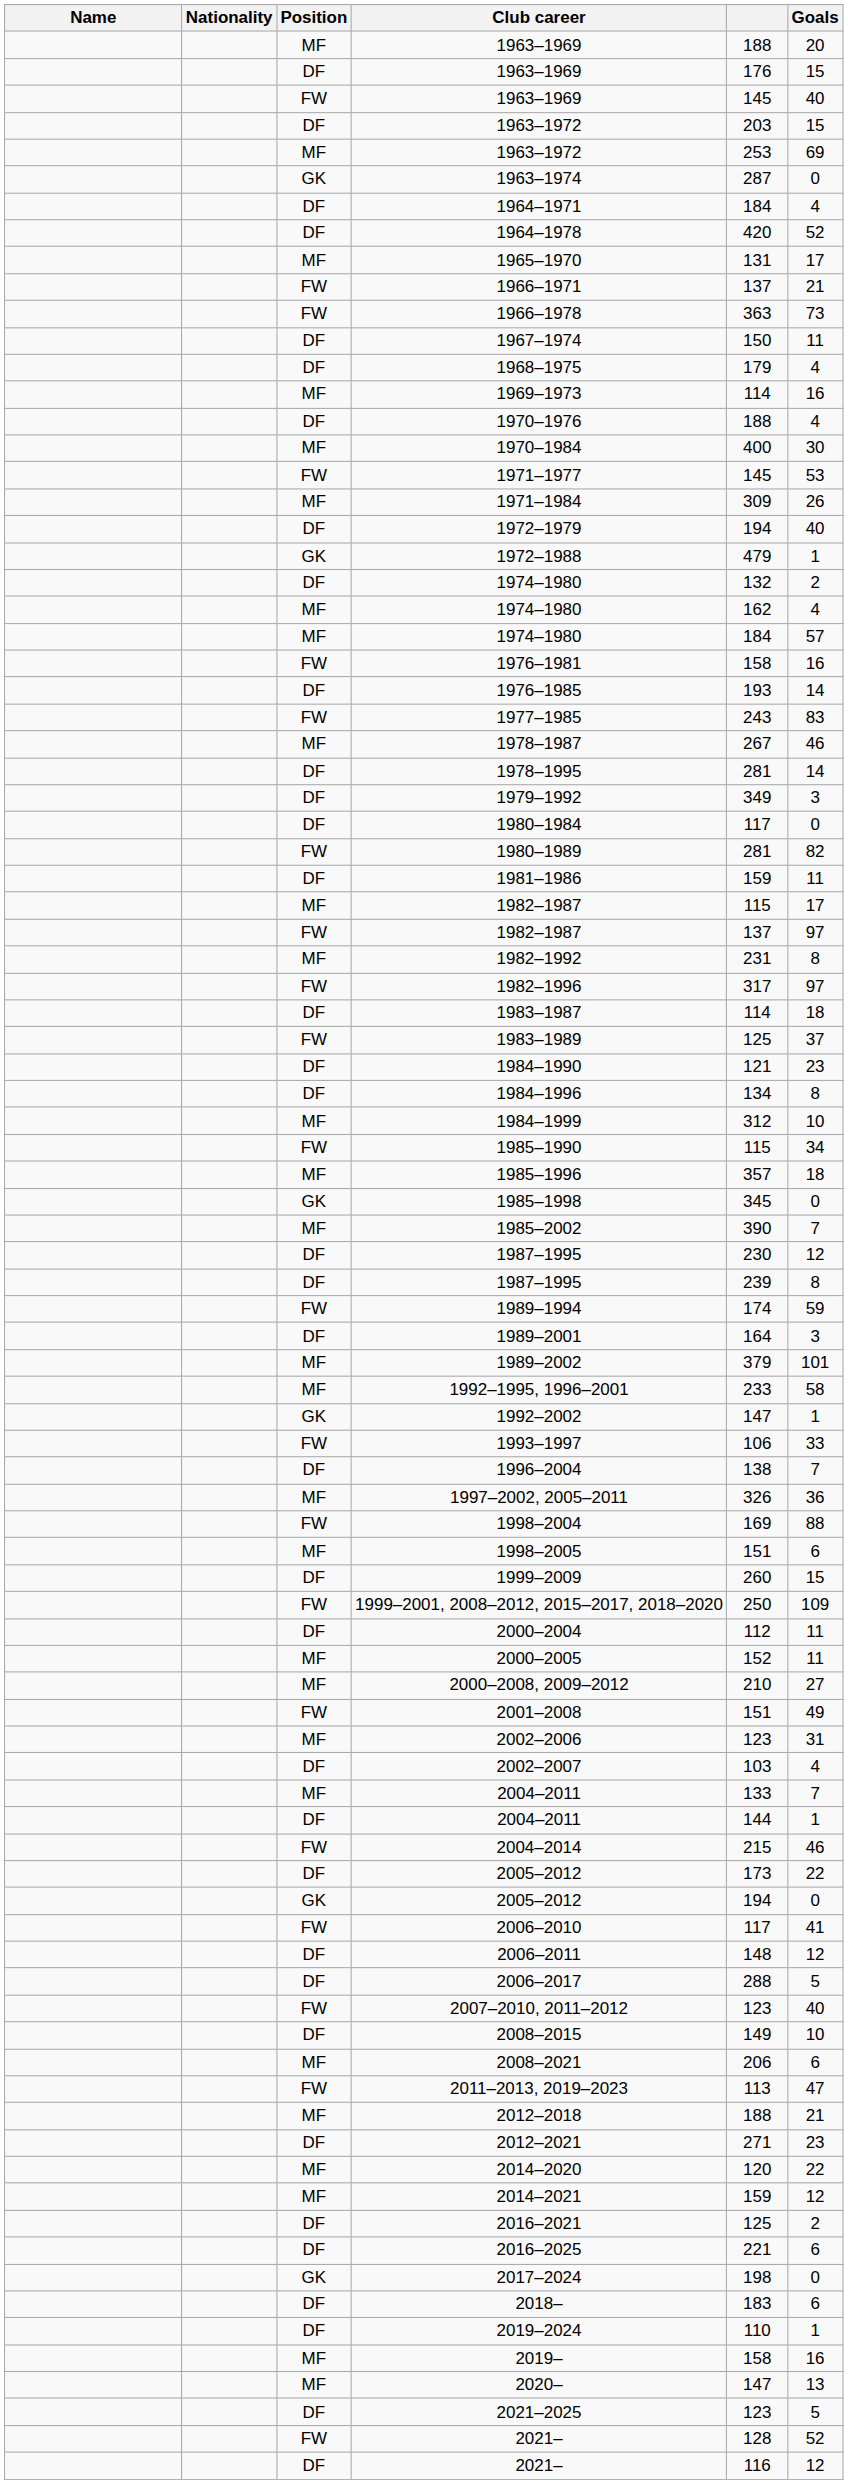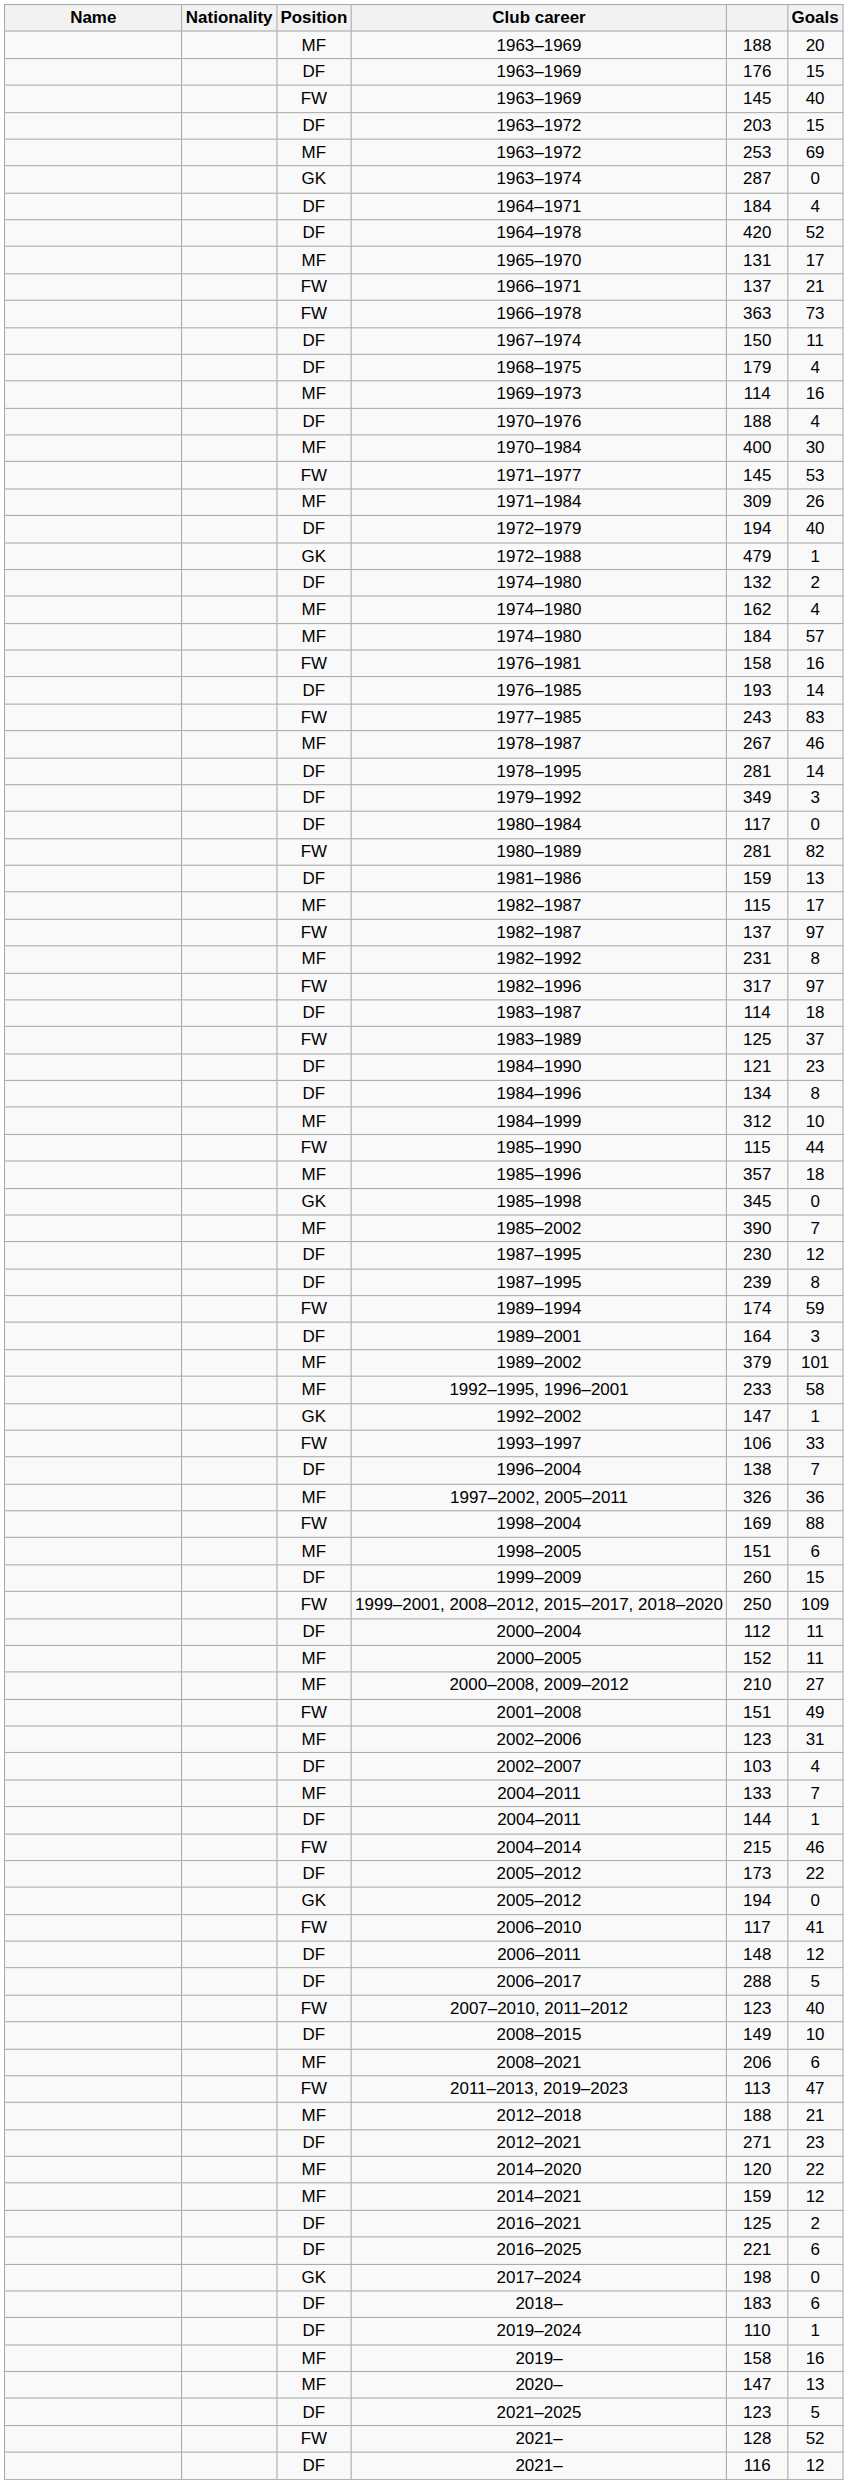(815, 878) 11 -> (815, 878) 13
(815, 1147) 34 -> (815, 1147) 44
